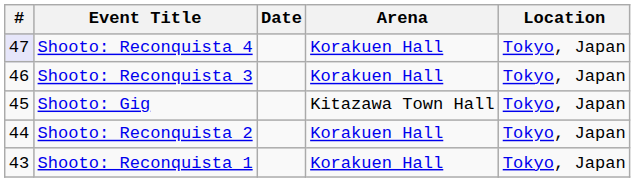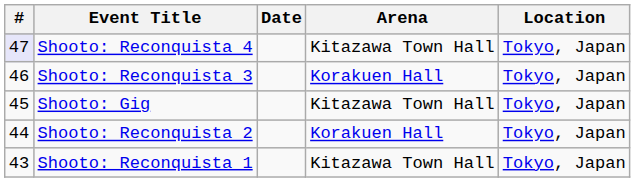(377, 47) Korakuen Hall -> (402, 47) Kitazawa Town Hall
(377, 162) Korakuen Hall -> (402, 162) Kitazawa Town Hall
